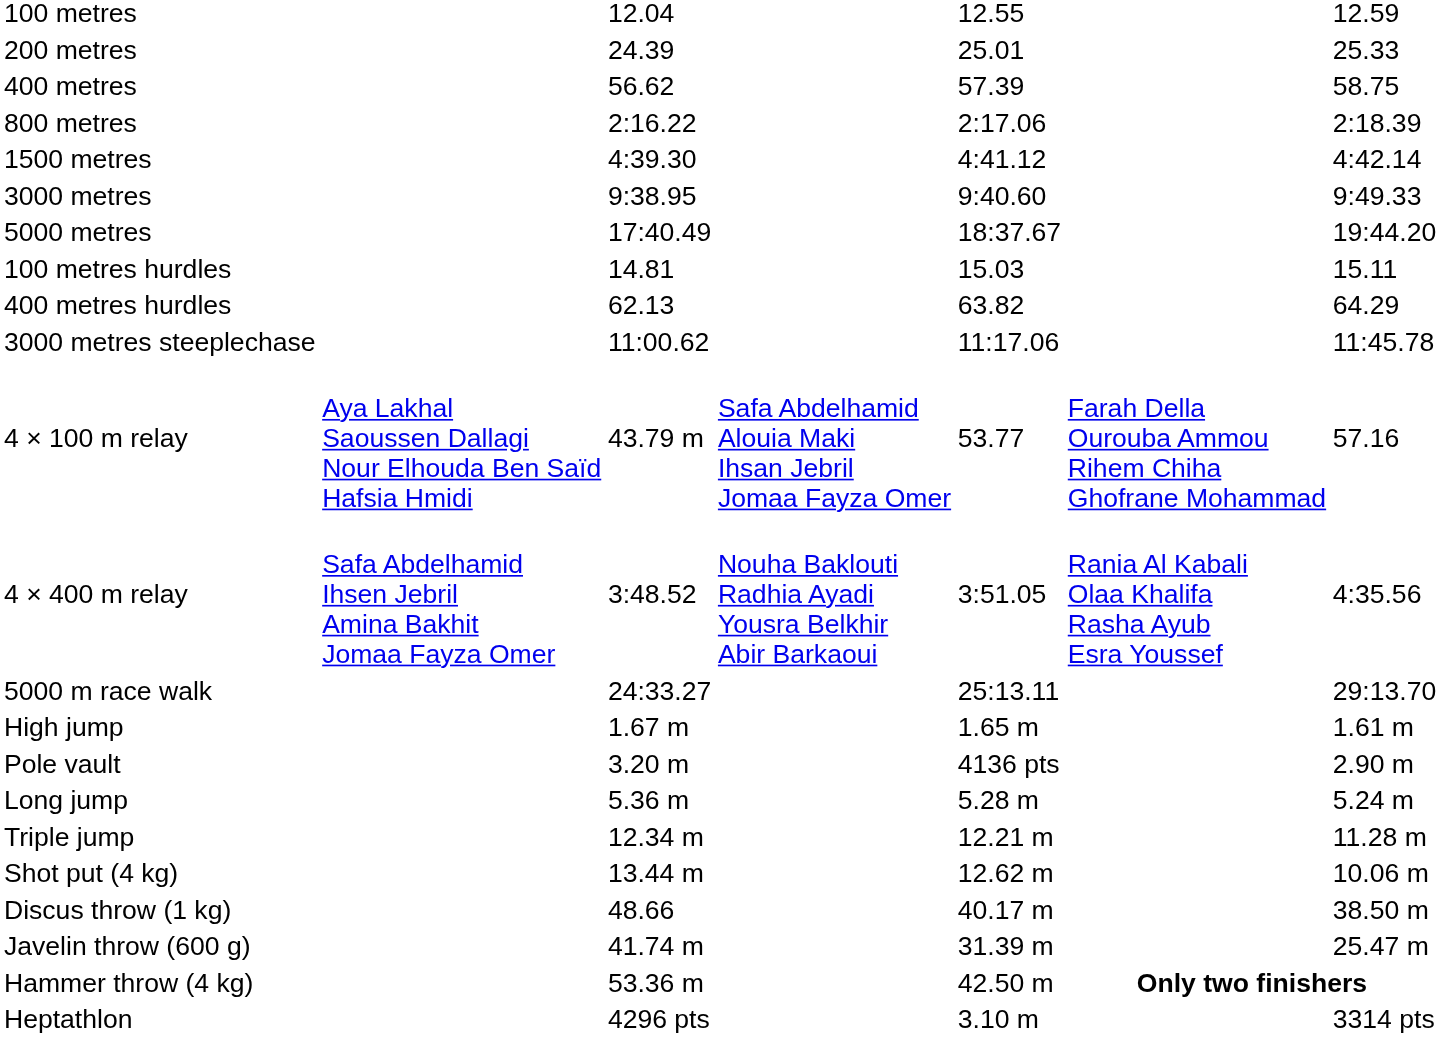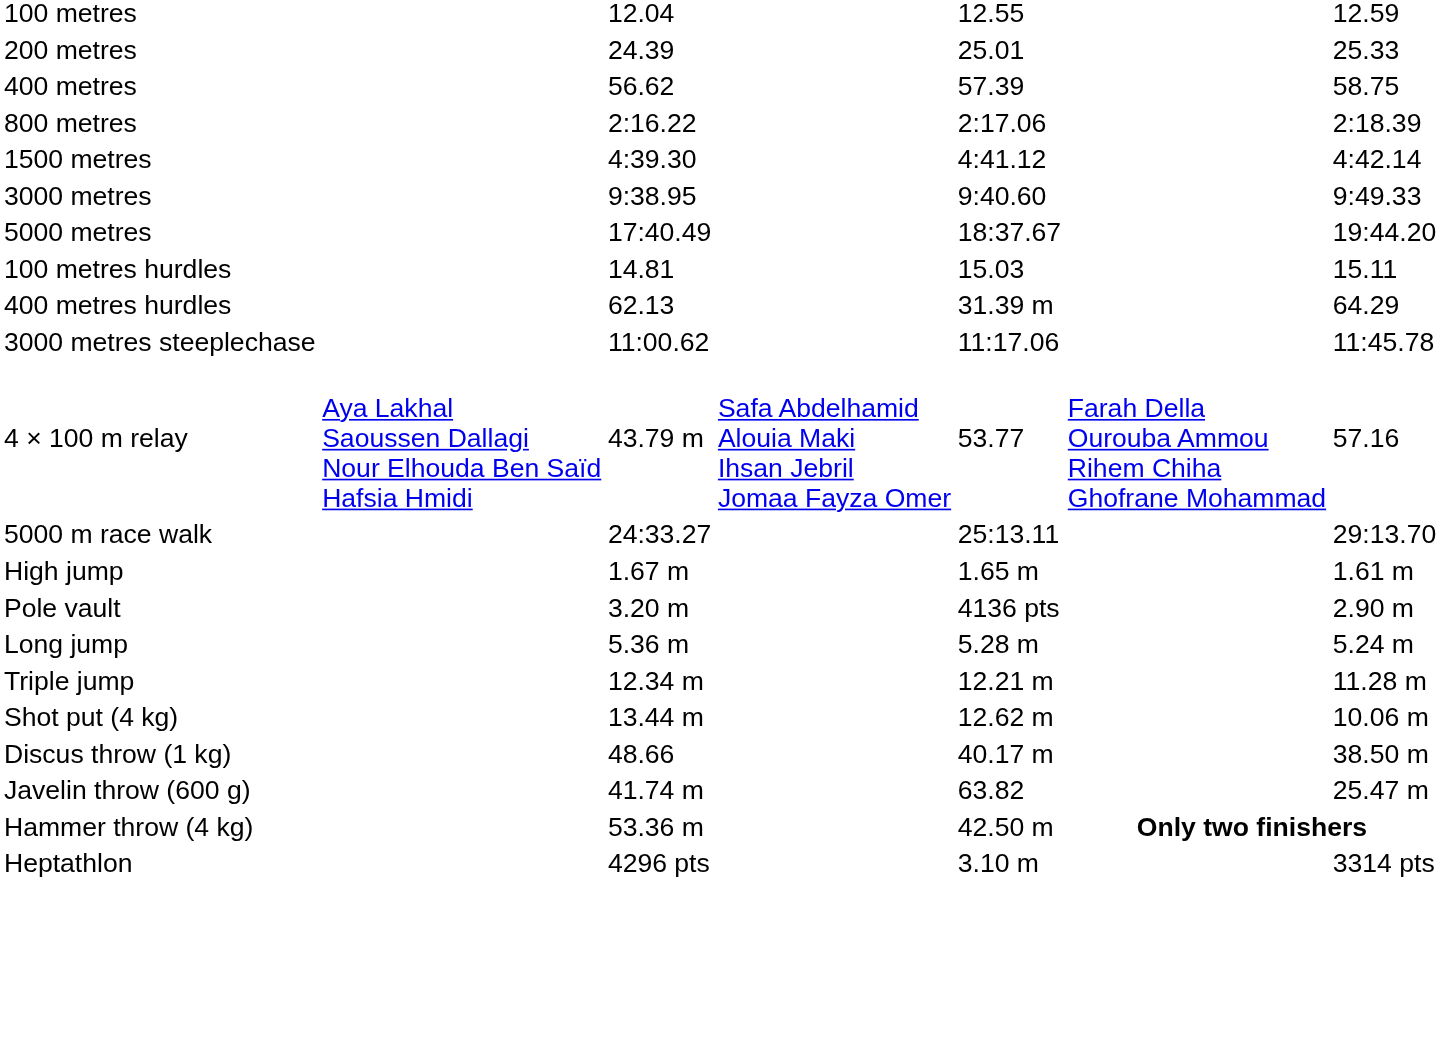(991, 305) 63.82 -> (1006, 305) 31.39 m
- row: (96, 594)
(1006, 946) 31.39 m -> (991, 790) 63.82
